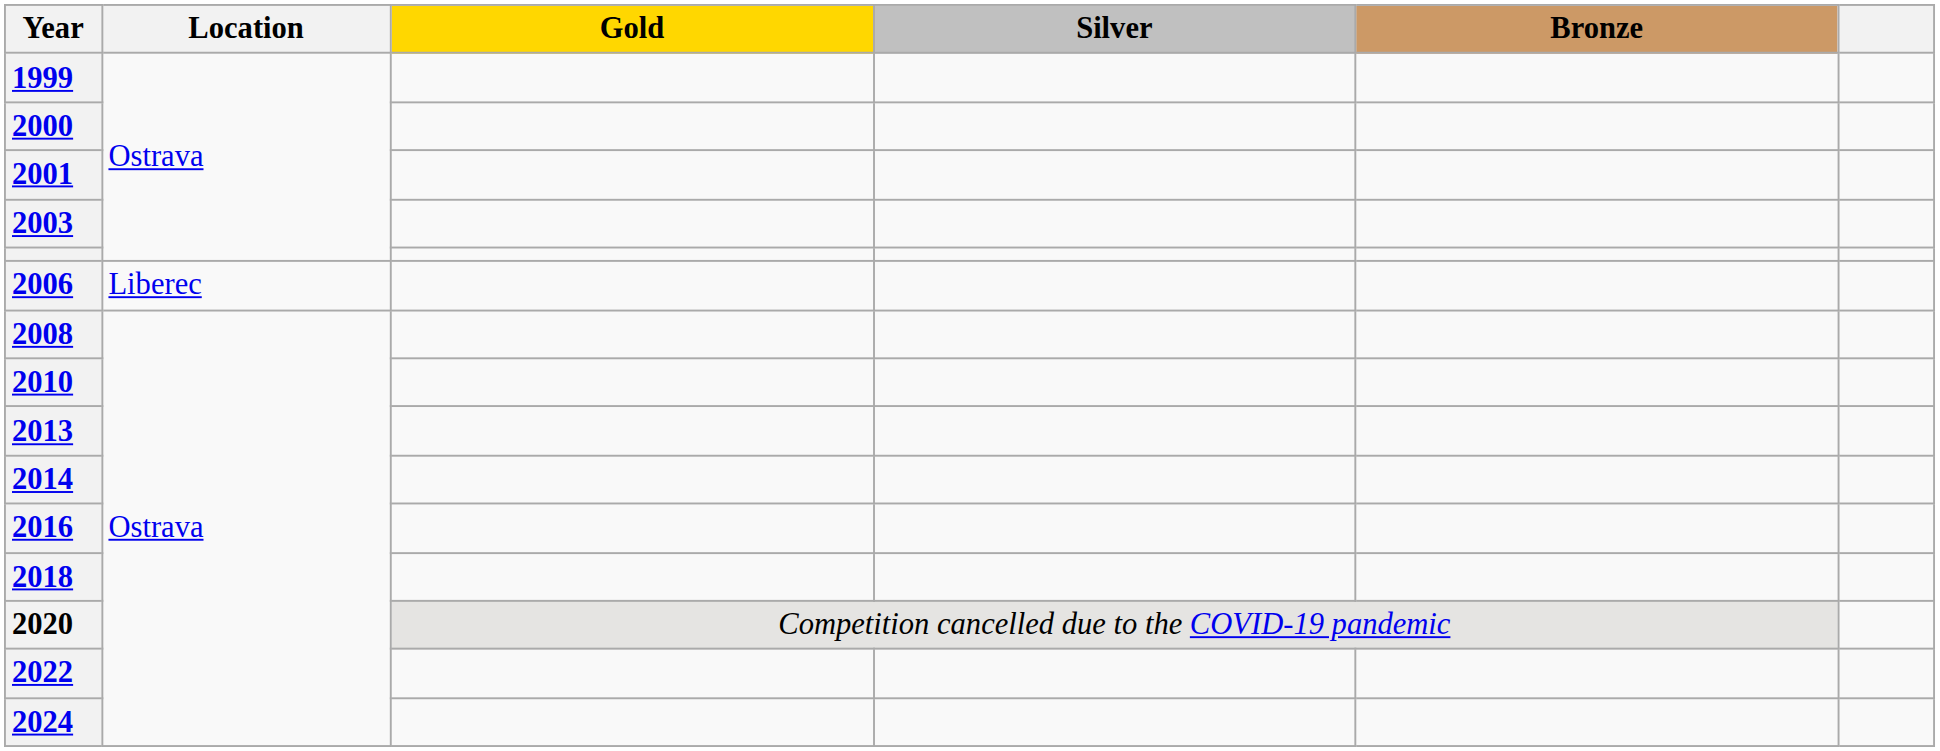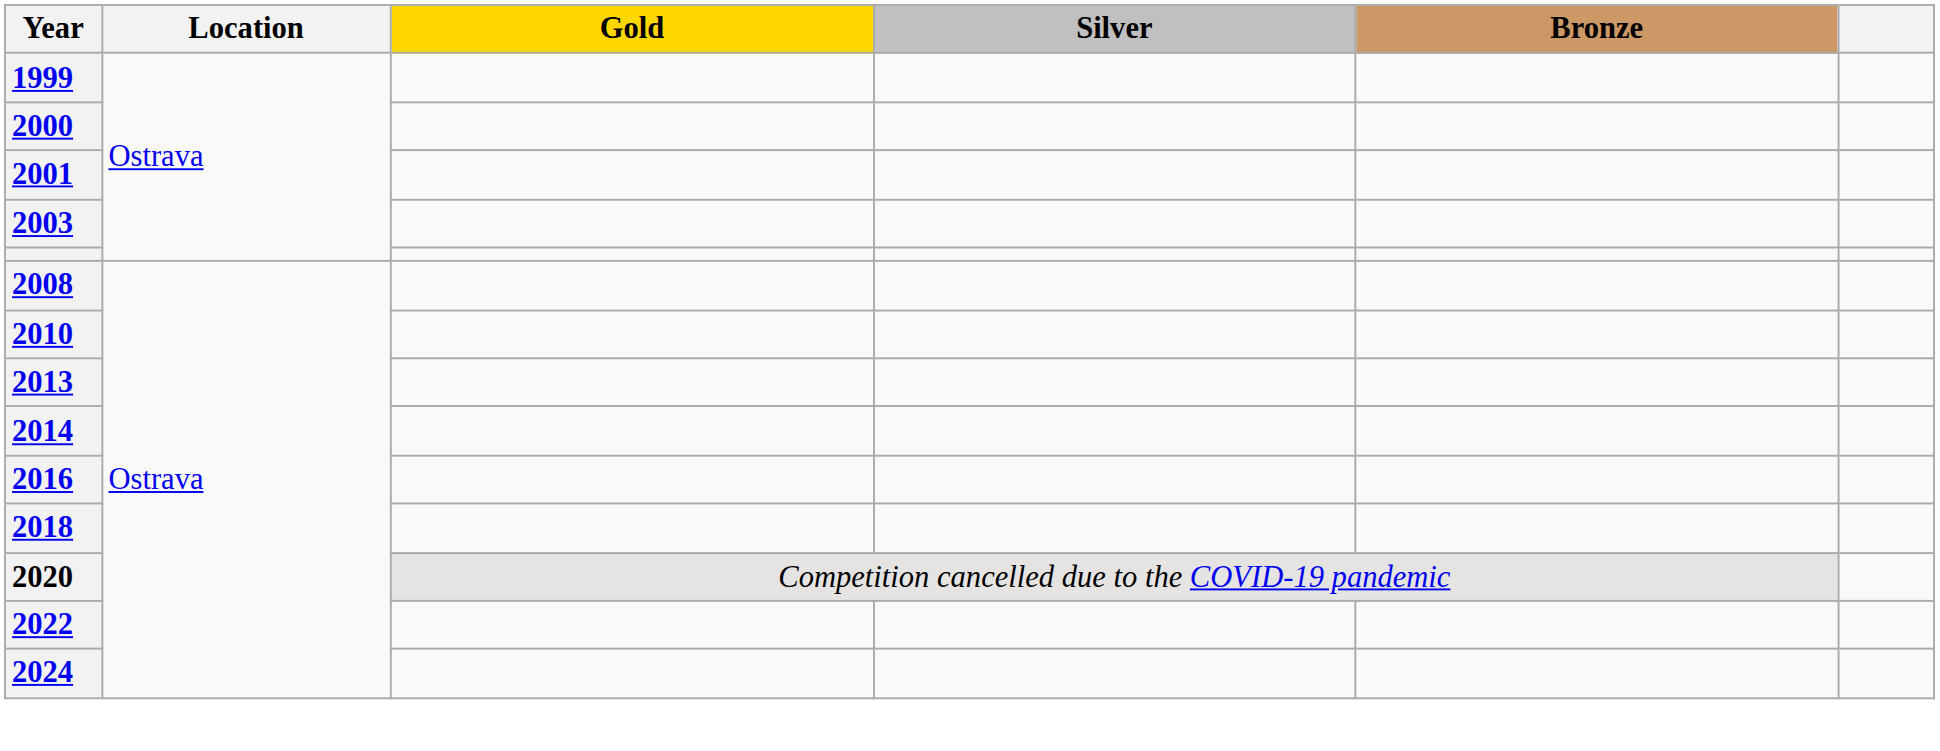- row: (43, 285)
